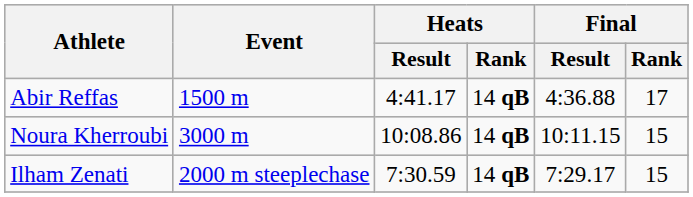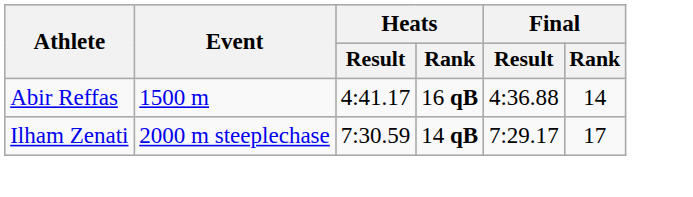(501, 97) 14 qB -> (450, 97) 16 qB
(657, 97) 17 -> (595, 97) 14
- row: (89, 135)
(657, 173) 15 -> (595, 135) 17
